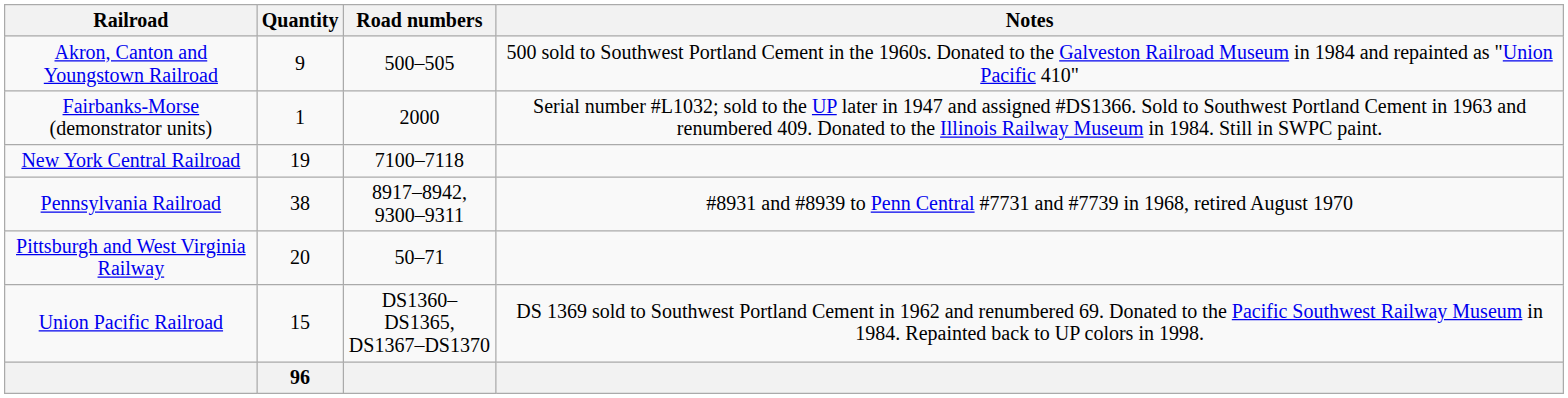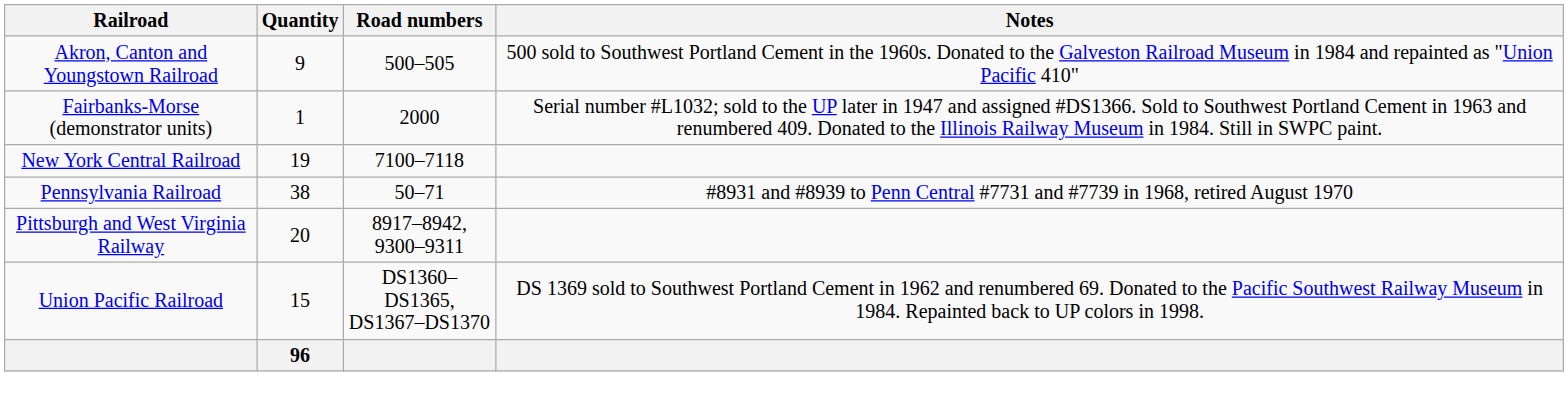(419, 203) 8917–8942, 9300–9311 -> (419, 192) 50–71
(419, 257) 50–71 -> (419, 235) 8917–8942, 9300–9311
